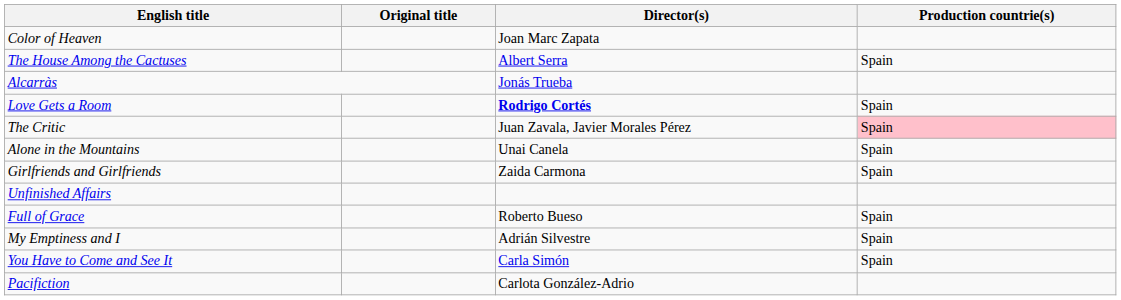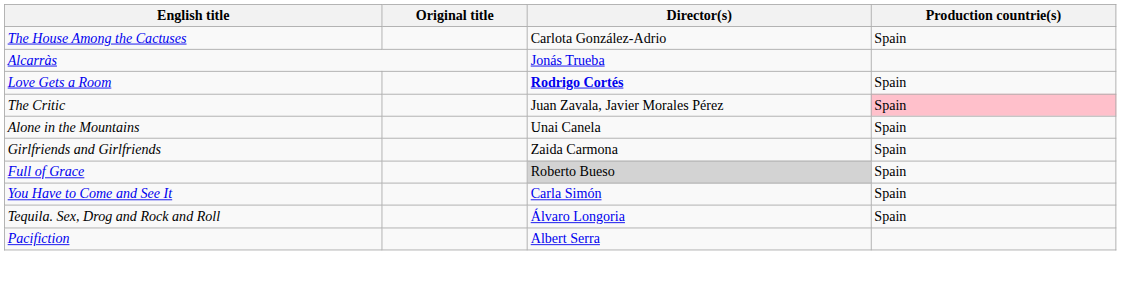- row: (55, 37)
(533, 60) Albert Serra -> (599, 37) Carlota González-Adrio
- row: (59, 194)
(540, 216) no background -> (573, 171) lightgrey background
- row: (64, 238)
+ row: (114, 216)
(566, 283) Carlota González-Adrio -> (565, 238) Albert Serra
